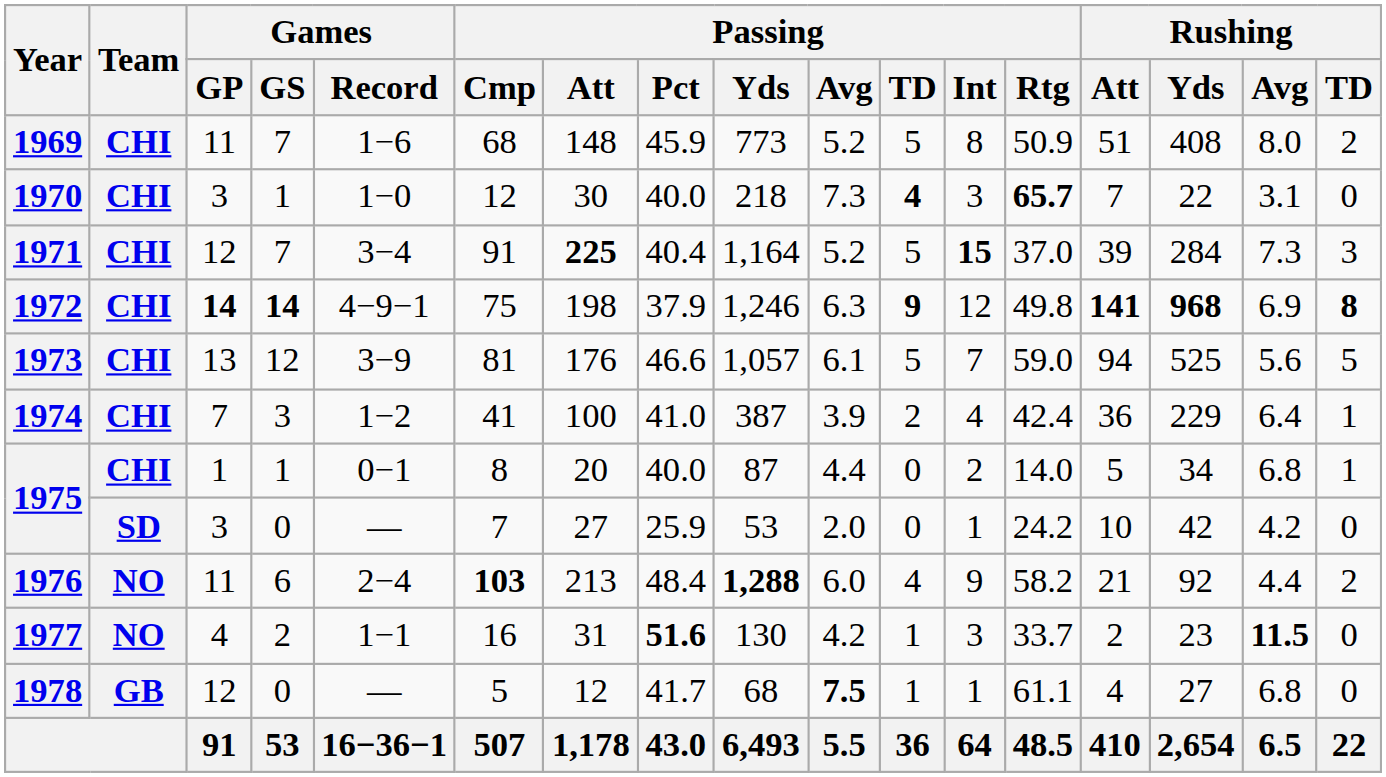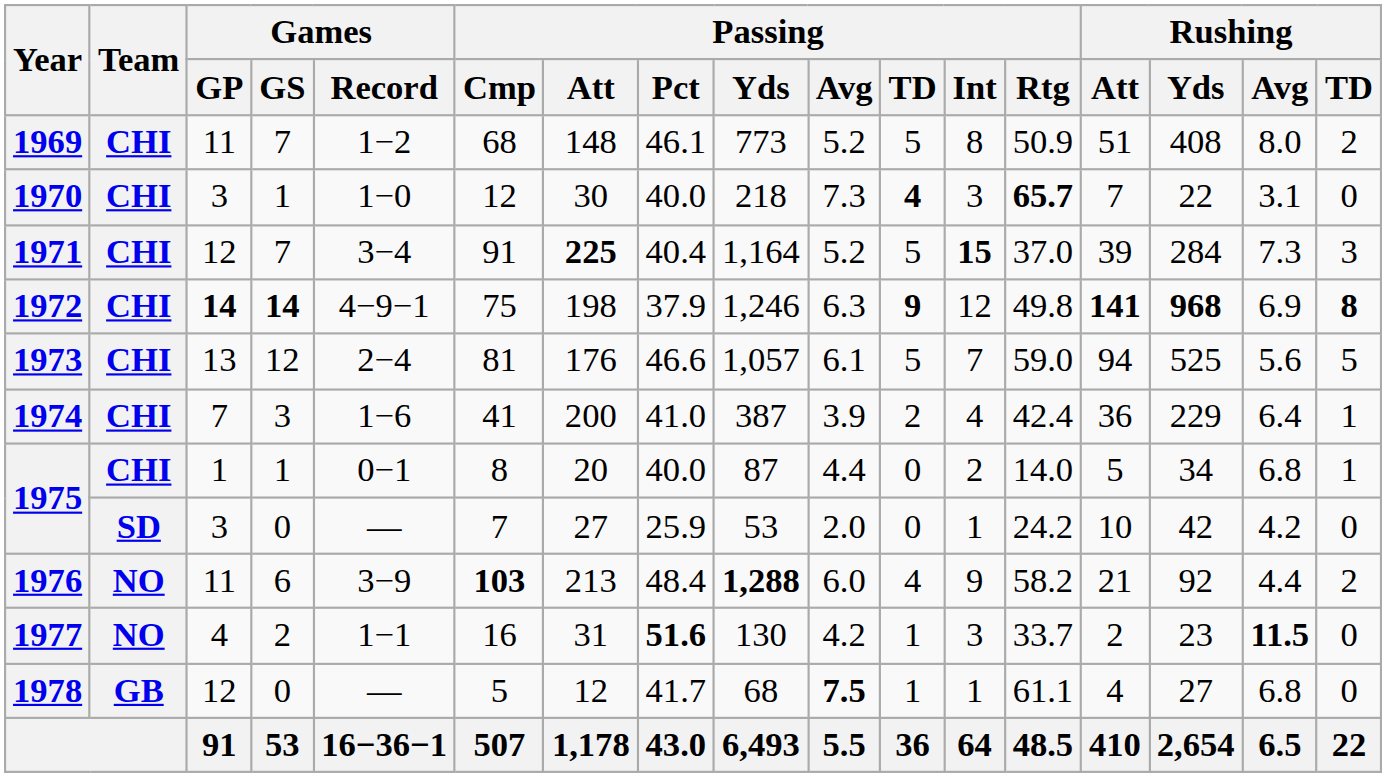(384, 141) 1−6 -> (384, 141) 1−2
(676, 141) 45.9 -> (676, 141) 46.1
(384, 360) 3−9 -> (384, 360) 2−4
(384, 415) 1−2 -> (384, 415) 1−6
(591, 415) 100 -> (591, 415) 200
(384, 580) 2−4 -> (384, 580) 3−9
